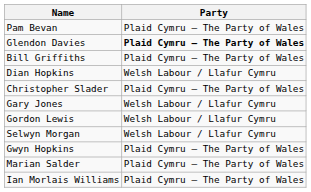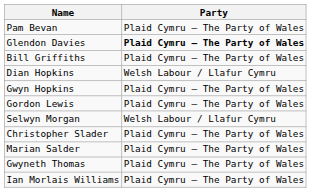rows swapped: (40, 149) <-> (57, 88)
- row: (35, 104)
(200, 119) Welsh Labour / Llafur Cymru -> (214, 104) Plaid Cymru – The Party of Wales
+ row: (46, 165)
